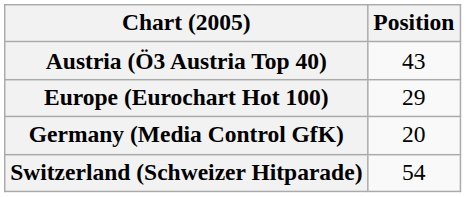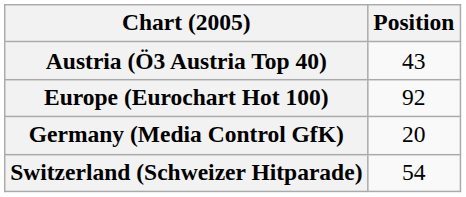(414, 97) 29 -> (414, 97) 92
